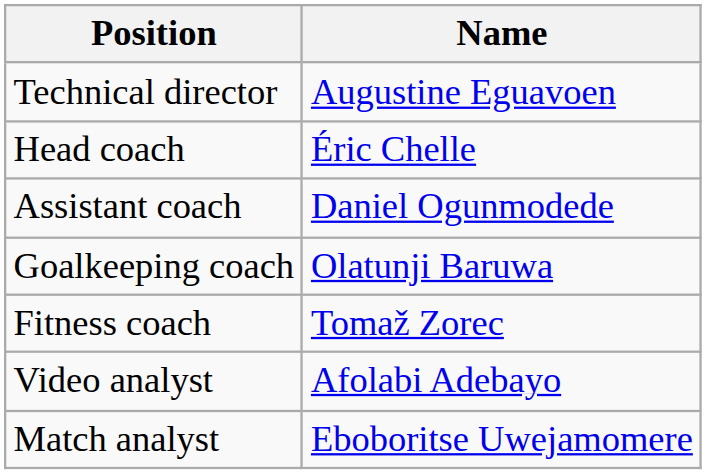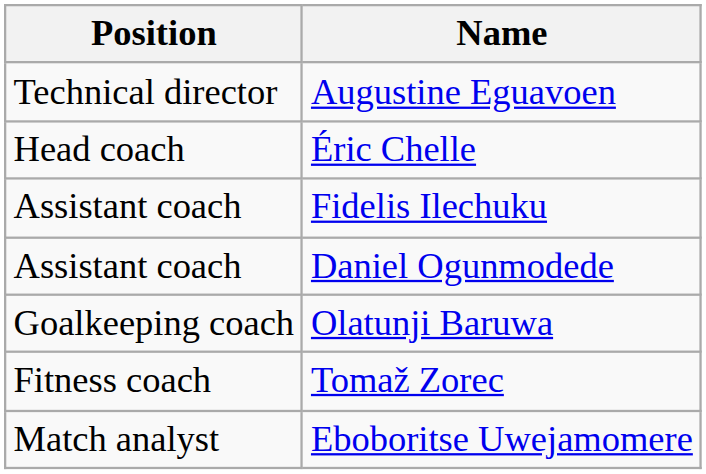+ row: (429, 206)
- row: (436, 380)
